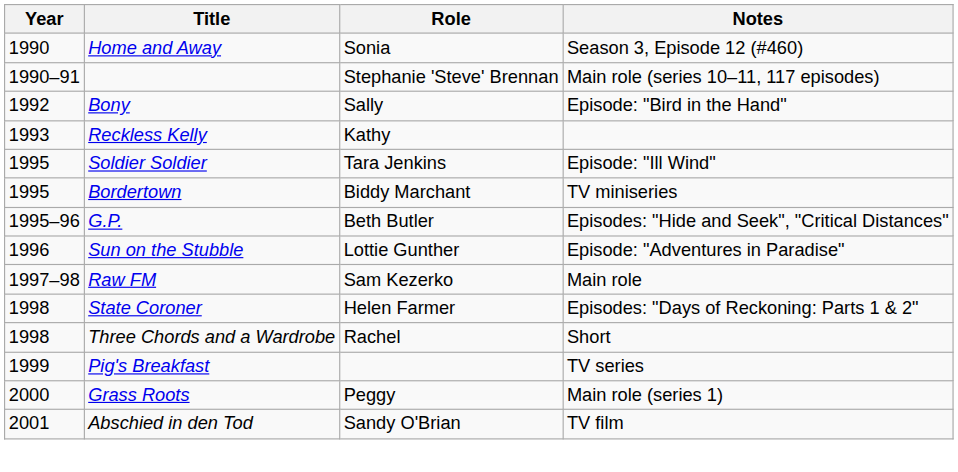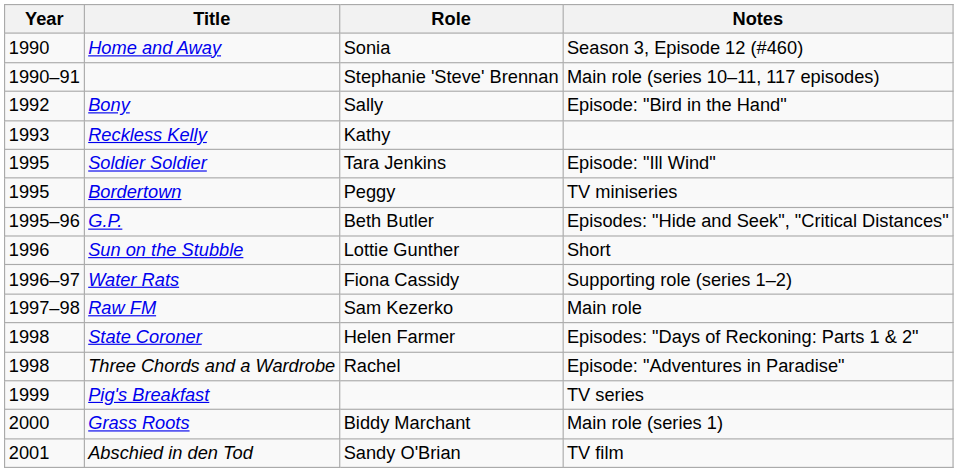(407, 192) Biddy Marchant -> (370, 192) Peggy
(706, 250) Episode: "Adventures in Paradise" -> (589, 250) Short
+ row: (134, 279)
(589, 337) Short -> (706, 366) Episode: "Adventures in Paradise"
(370, 395) Peggy -> (407, 423) Biddy Marchant
